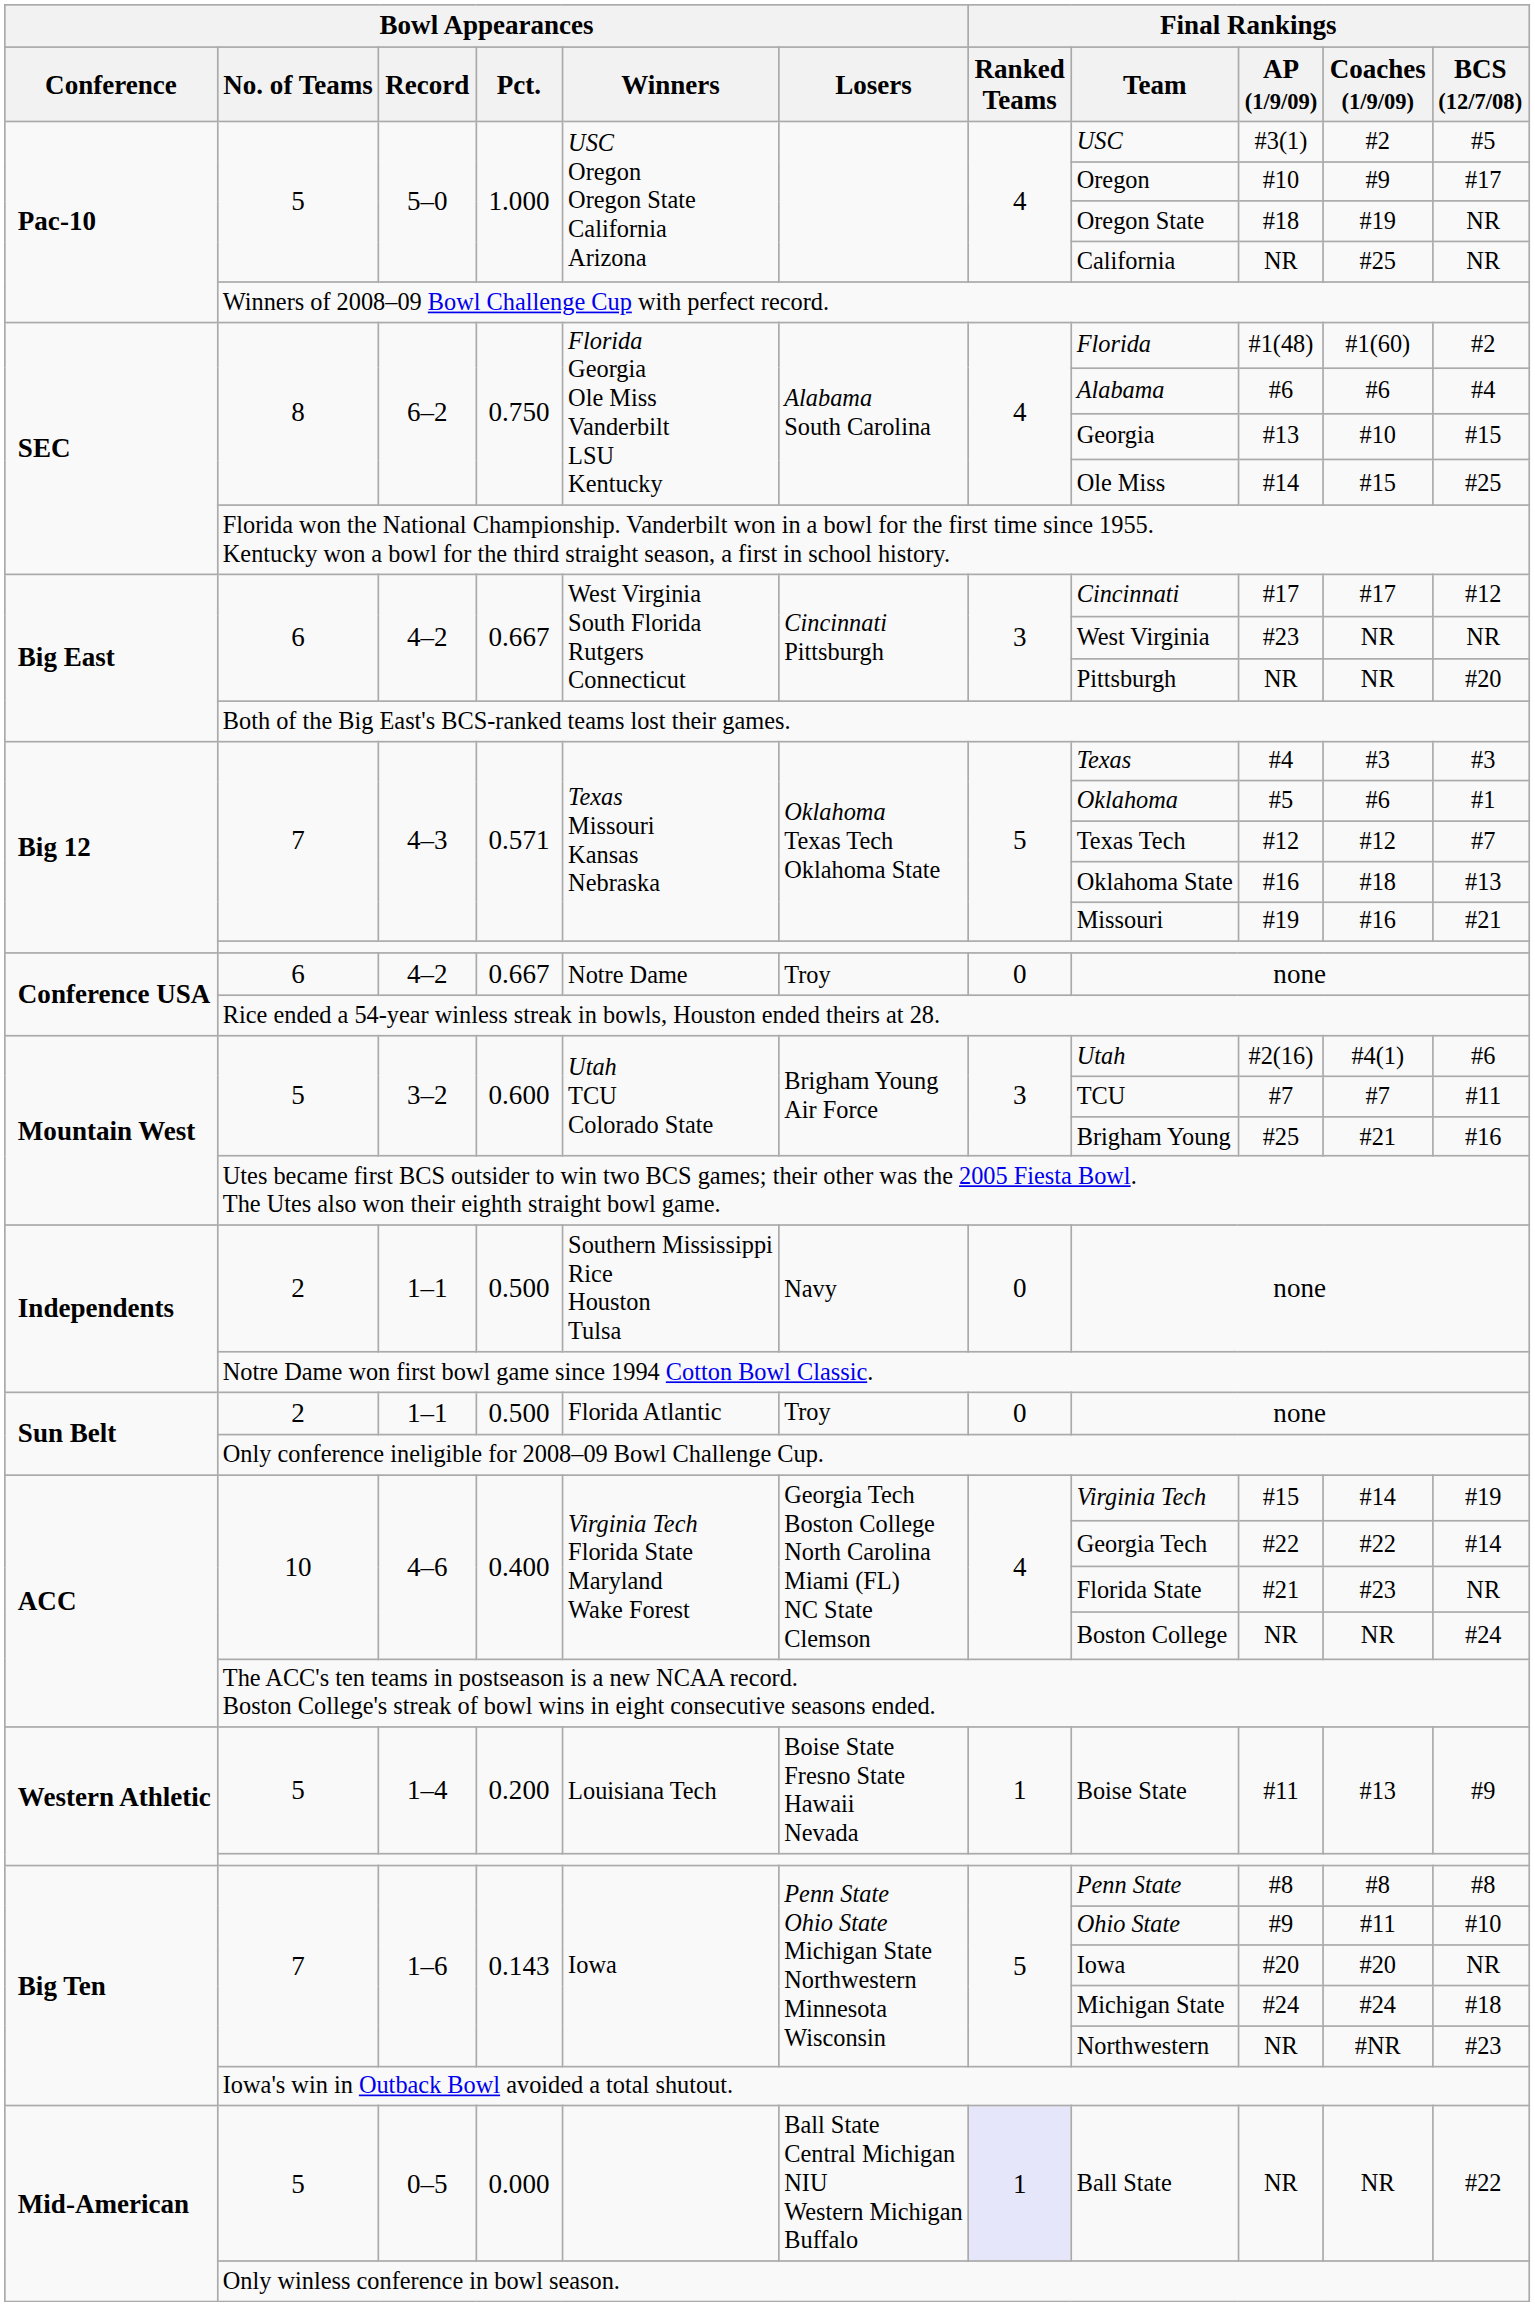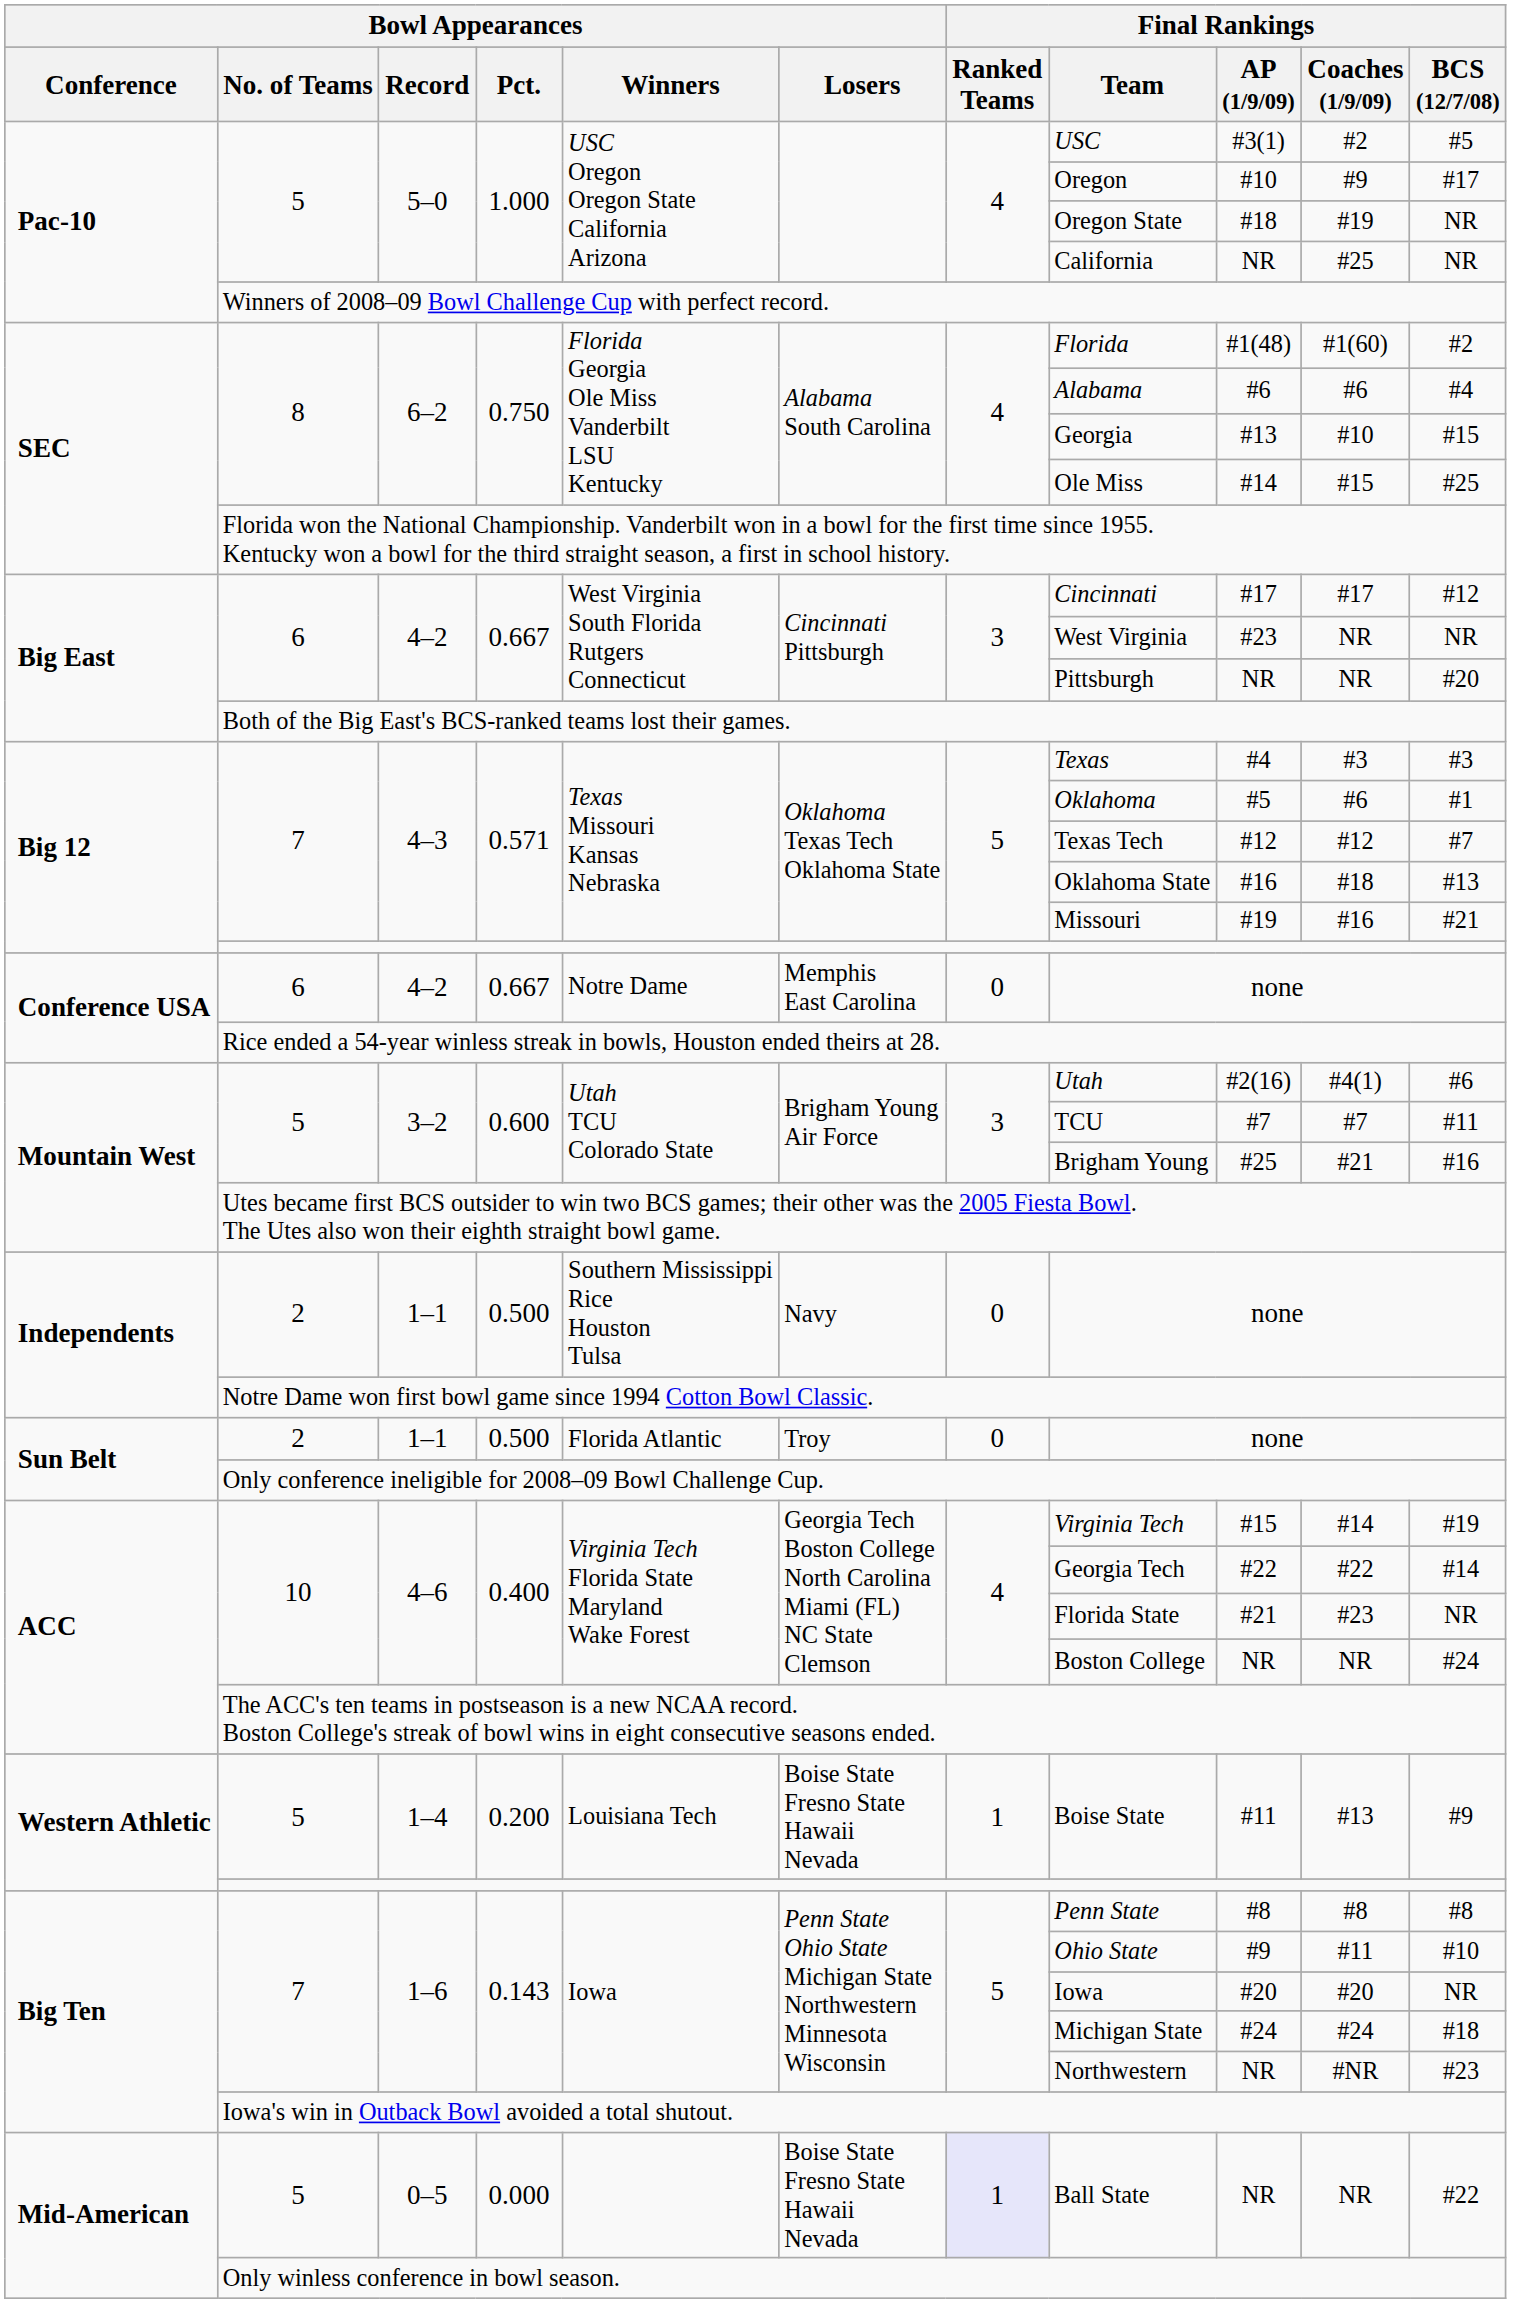(807, 974) Troy -> (850, 987) Memphis East Carolina
(873, 2183) Ball State Central Michigan NIU Western Michigan Buffalo -> (845, 2194) Boise State Fresno State Hawaii Nevada
